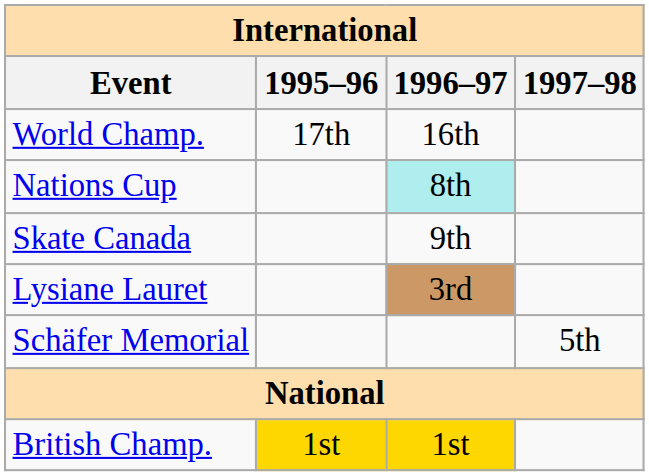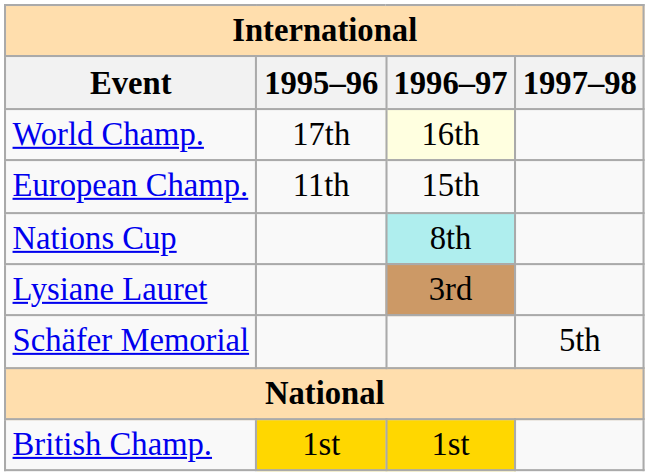(451, 133) no background -> (451, 133) lightyellow background
+ row: (130, 185)
- row: (102, 237)
